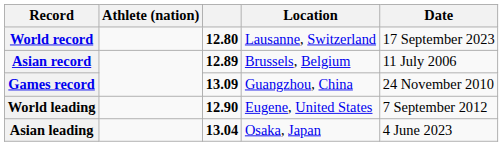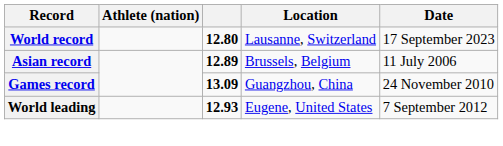(222, 107) 12.90 -> (222, 107) 12.93
- row: (52, 130)
